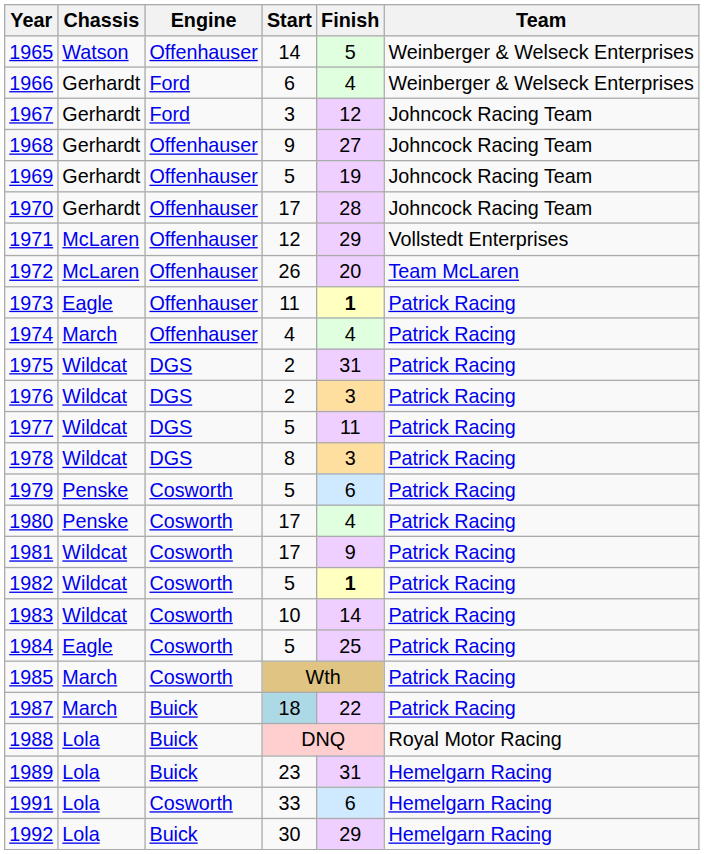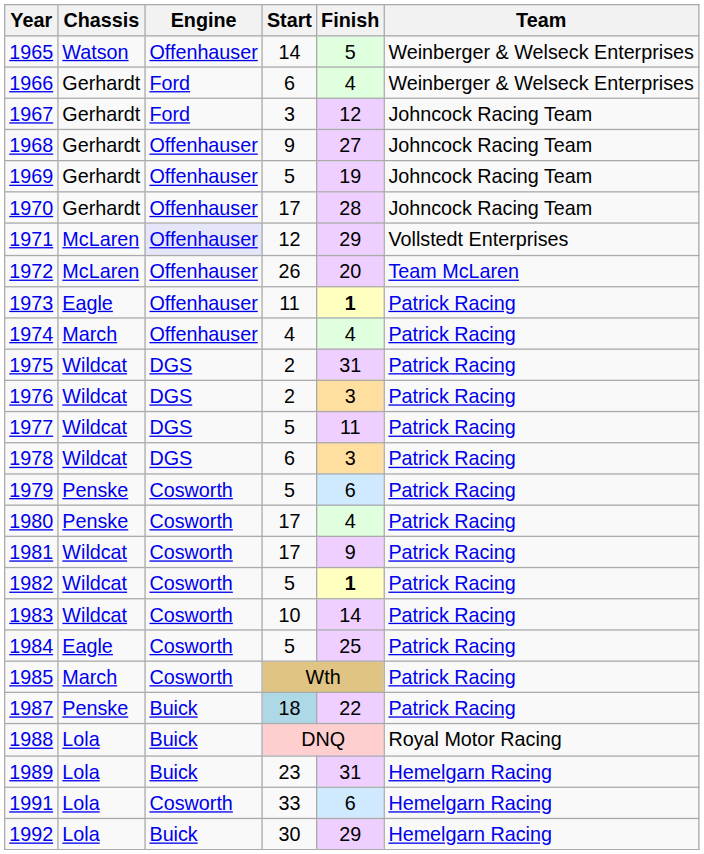(204, 239) no background -> (204, 239) lavender background
(289, 458) 8 -> (289, 458) 6
(90, 709) March -> (95, 709) Penske
